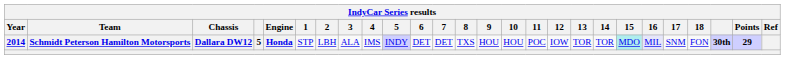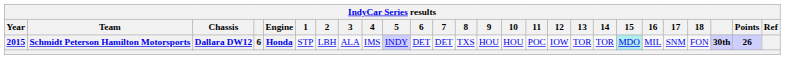(16, 42) 2014 -> (16, 42) 2015
(259, 42) 5 -> (259, 42) 6
(653, 42) lavender background -> (653, 42) no background
(747, 42) 29 -> (747, 42) 26
